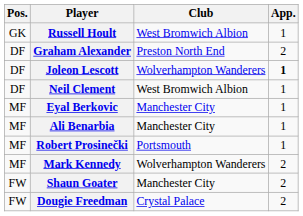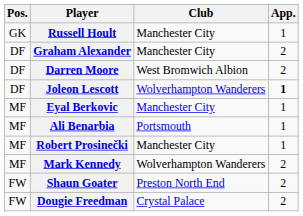(192, 32) West Bromwich Albion -> (176, 32) Manchester City
(180, 51) Preston North End -> (176, 51) Manchester City
+ row: (82, 70)
- row: (82, 88)
(176, 126) Manchester City -> (164, 126) Portsmouth
(164, 145) Portsmouth -> (176, 145) Manchester City
(176, 182) Manchester City -> (180, 182) Preston North End
